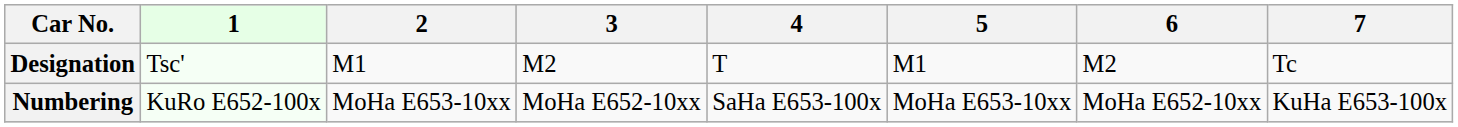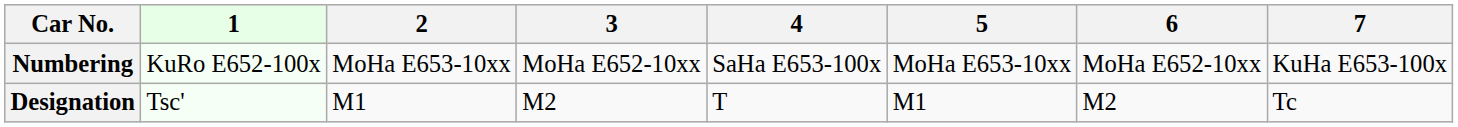rows swapped: (73, 63) <-> (73, 102)
